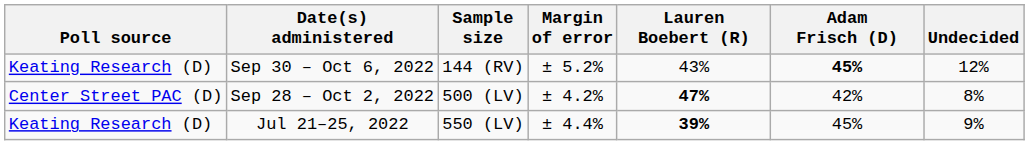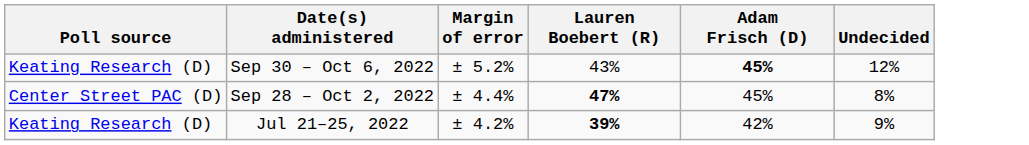- column: (483, 29)
(572, 96) ± 4.2% -> (483, 96) ± 4.4%
(847, 96) 42% -> (757, 96) 45%
(572, 124) ± 4.4% -> (483, 124) ± 4.2%
(847, 124) 45% -> (757, 124) 42%
